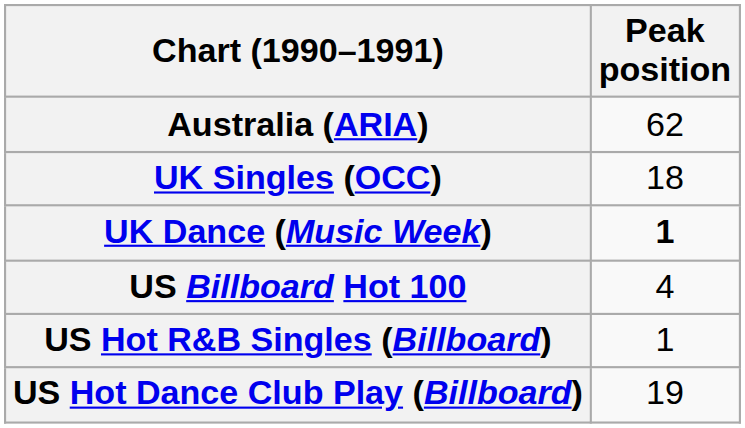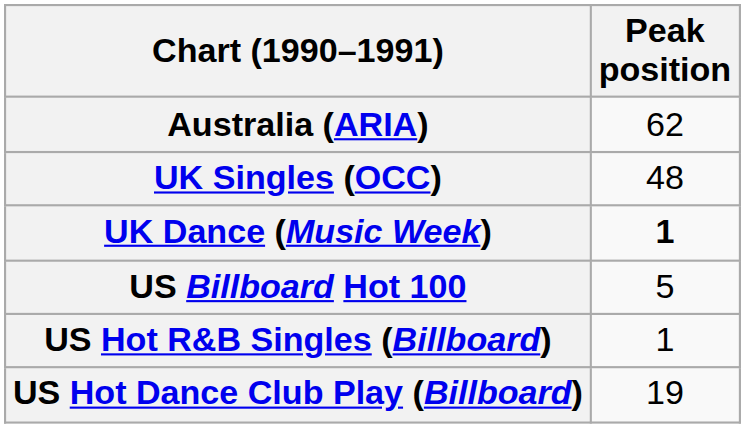(665, 177) 18 -> (665, 177) 48
(665, 286) 4 -> (665, 286) 5
